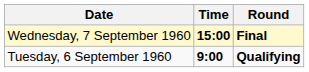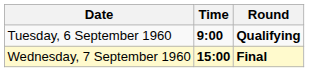rows swapped: (89, 56) <-> (99, 35)
